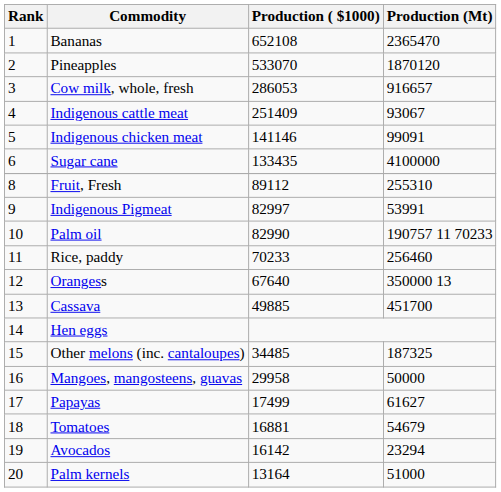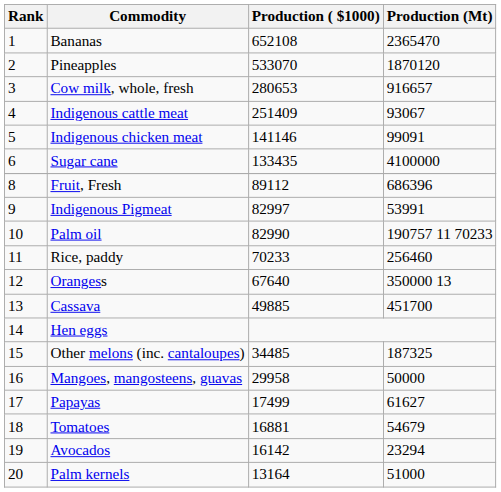(274, 88) 286053 -> (274, 88) 280653
(410, 185) 255310 -> (410, 185) 686396
